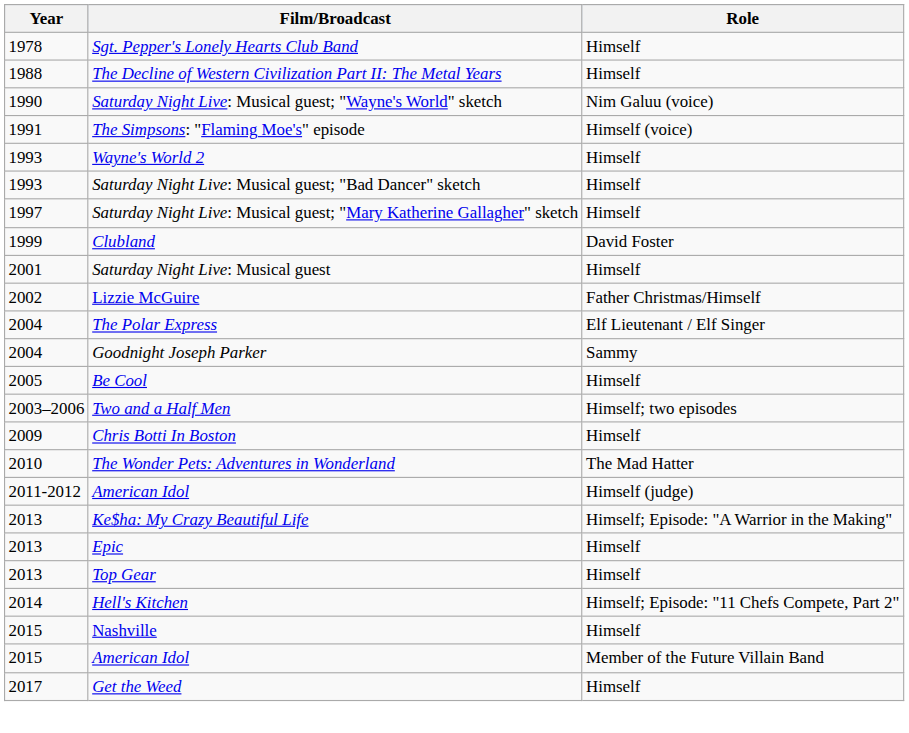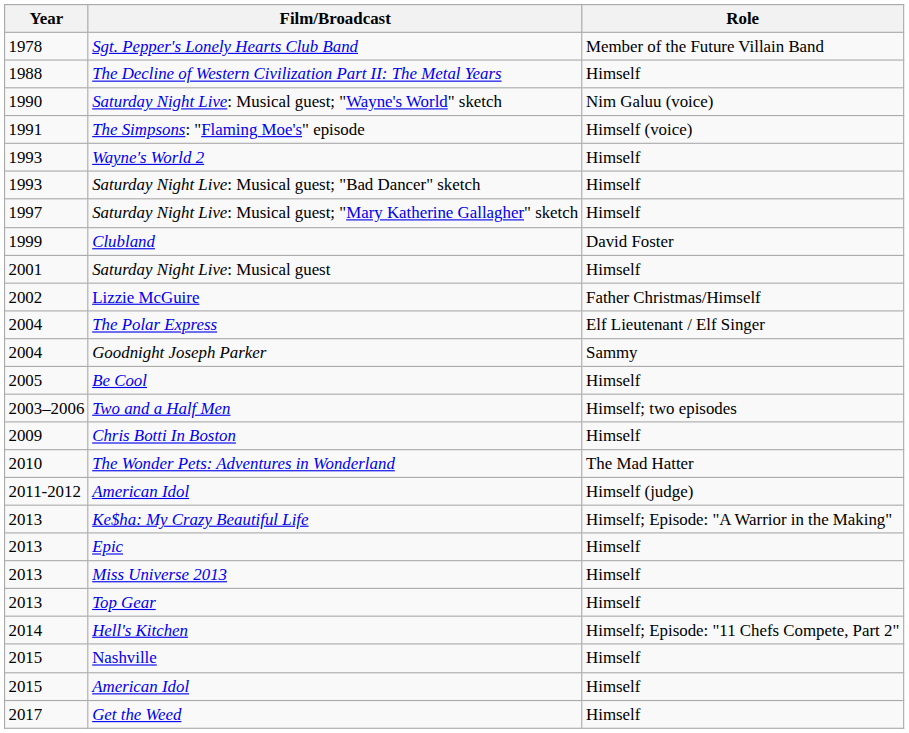(613, 46) Himself -> (705, 46) Member of the Future Villain Band
+ row: (25, 574)
(705, 658) Member of the Future Villain Band -> (613, 686) Himself
